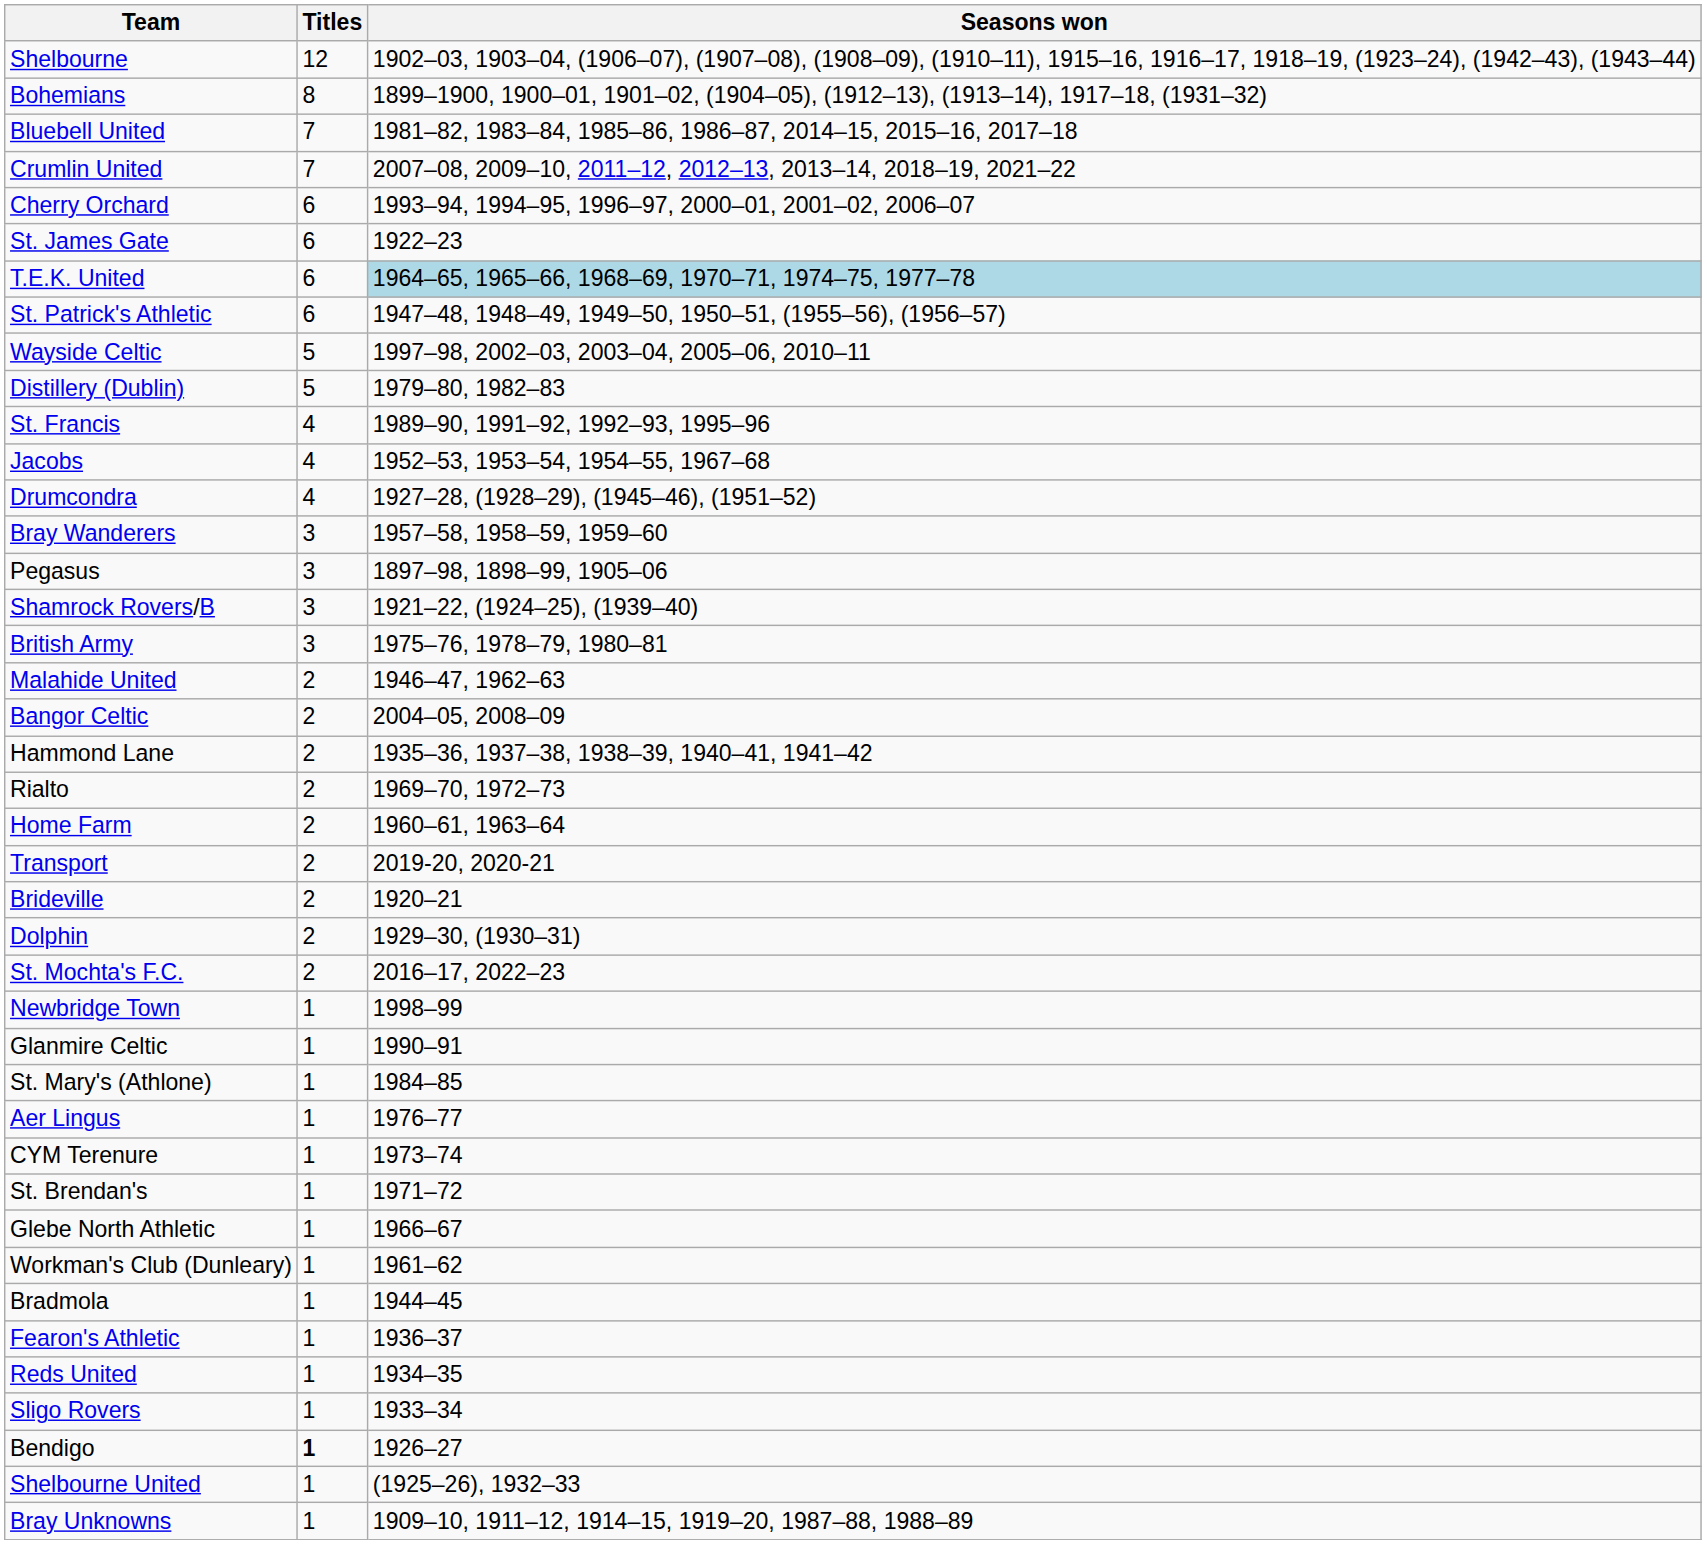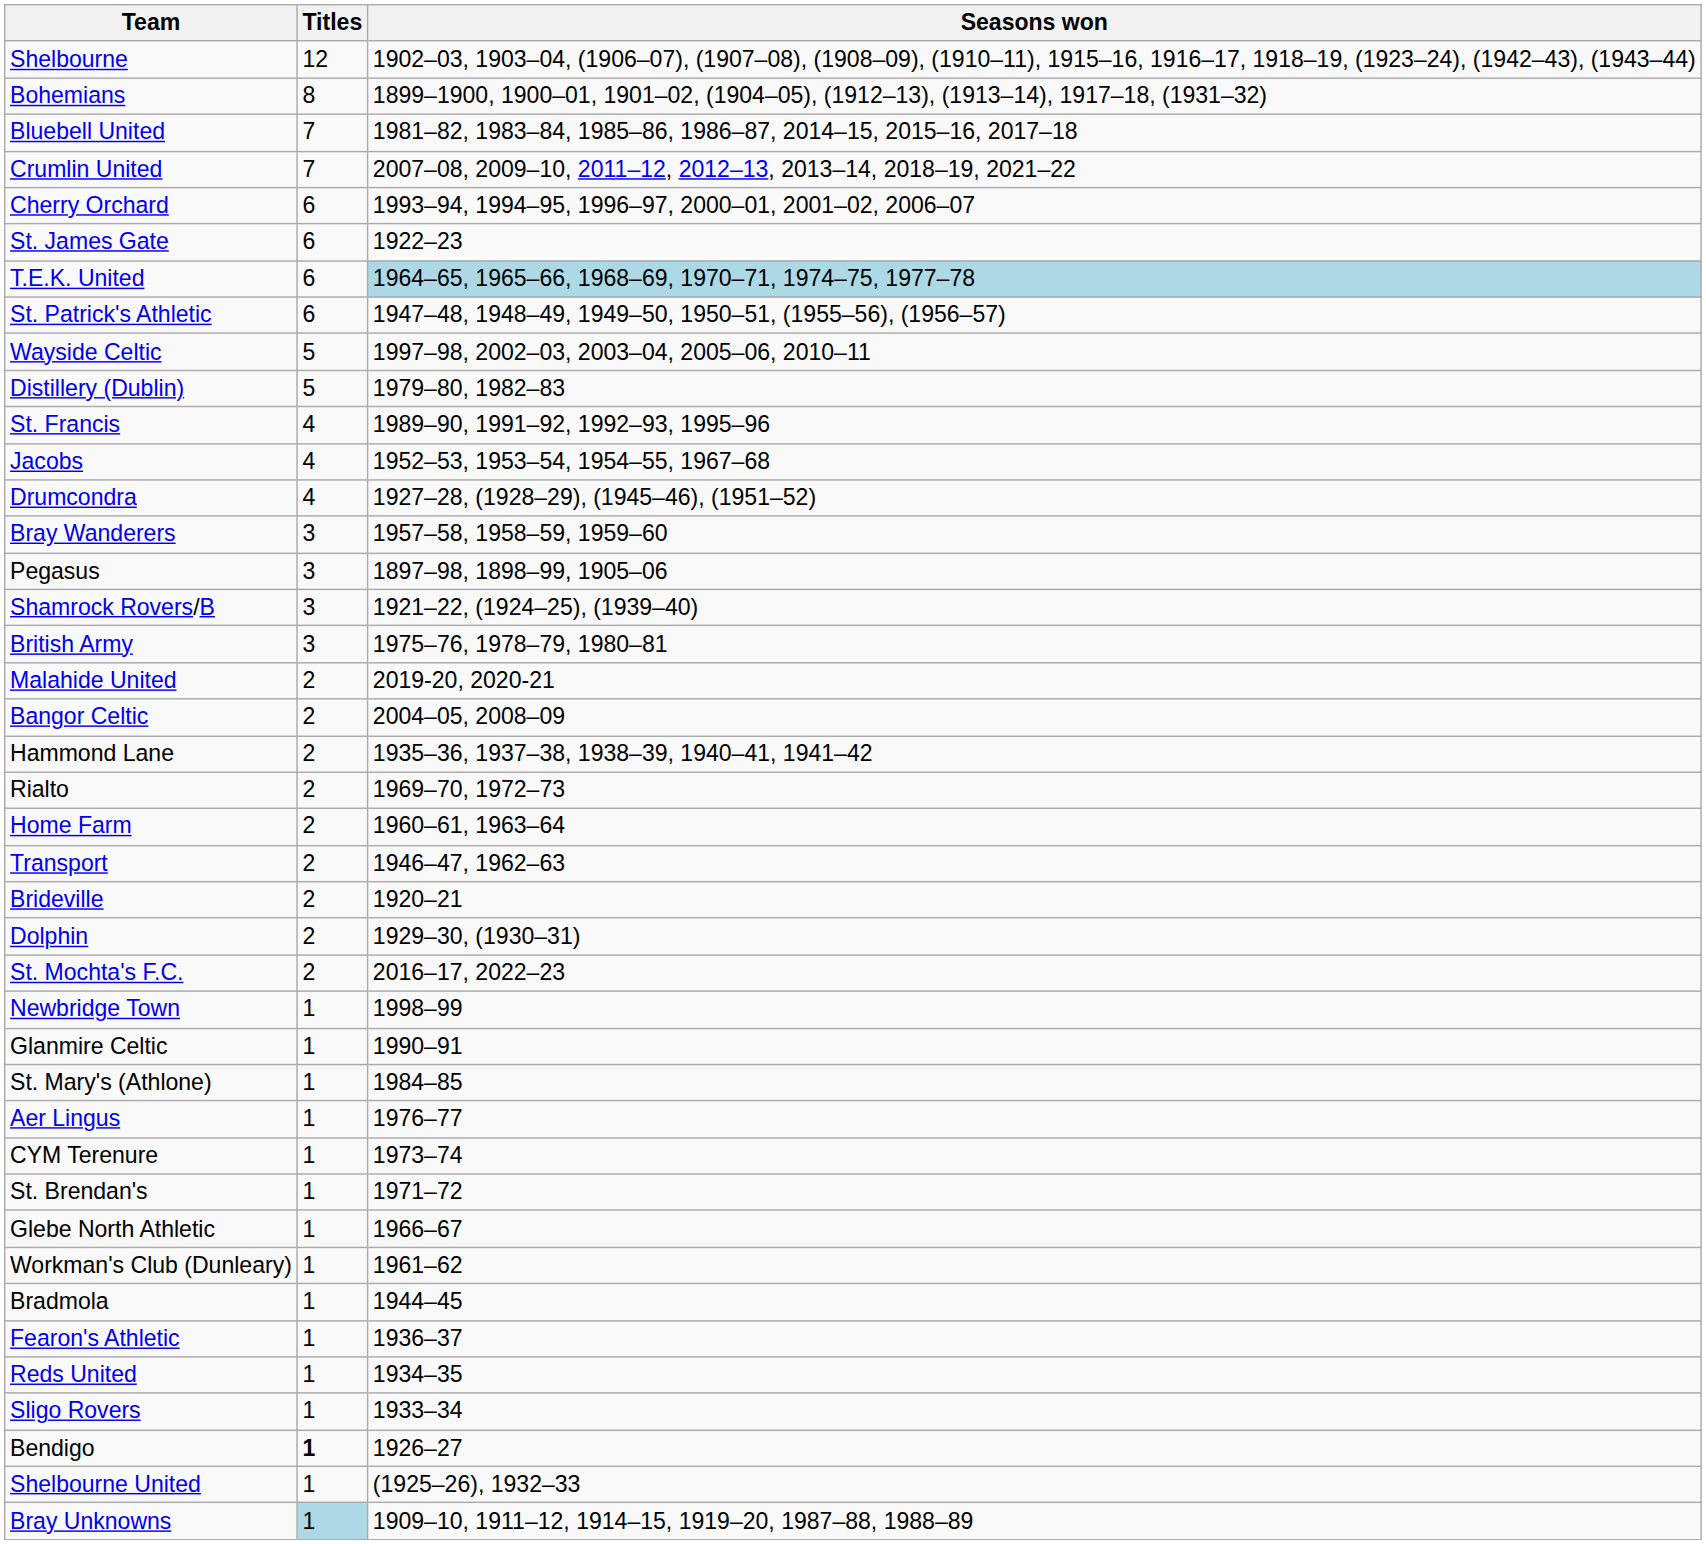(469, 680) 1946–47, 1962–63 -> (464, 680) 2019-20, 2020-21
(464, 863) 2019-20, 2020-21 -> (469, 863) 1946–47, 1962–63
(309, 1520) no background -> (309, 1520) lightblue background
